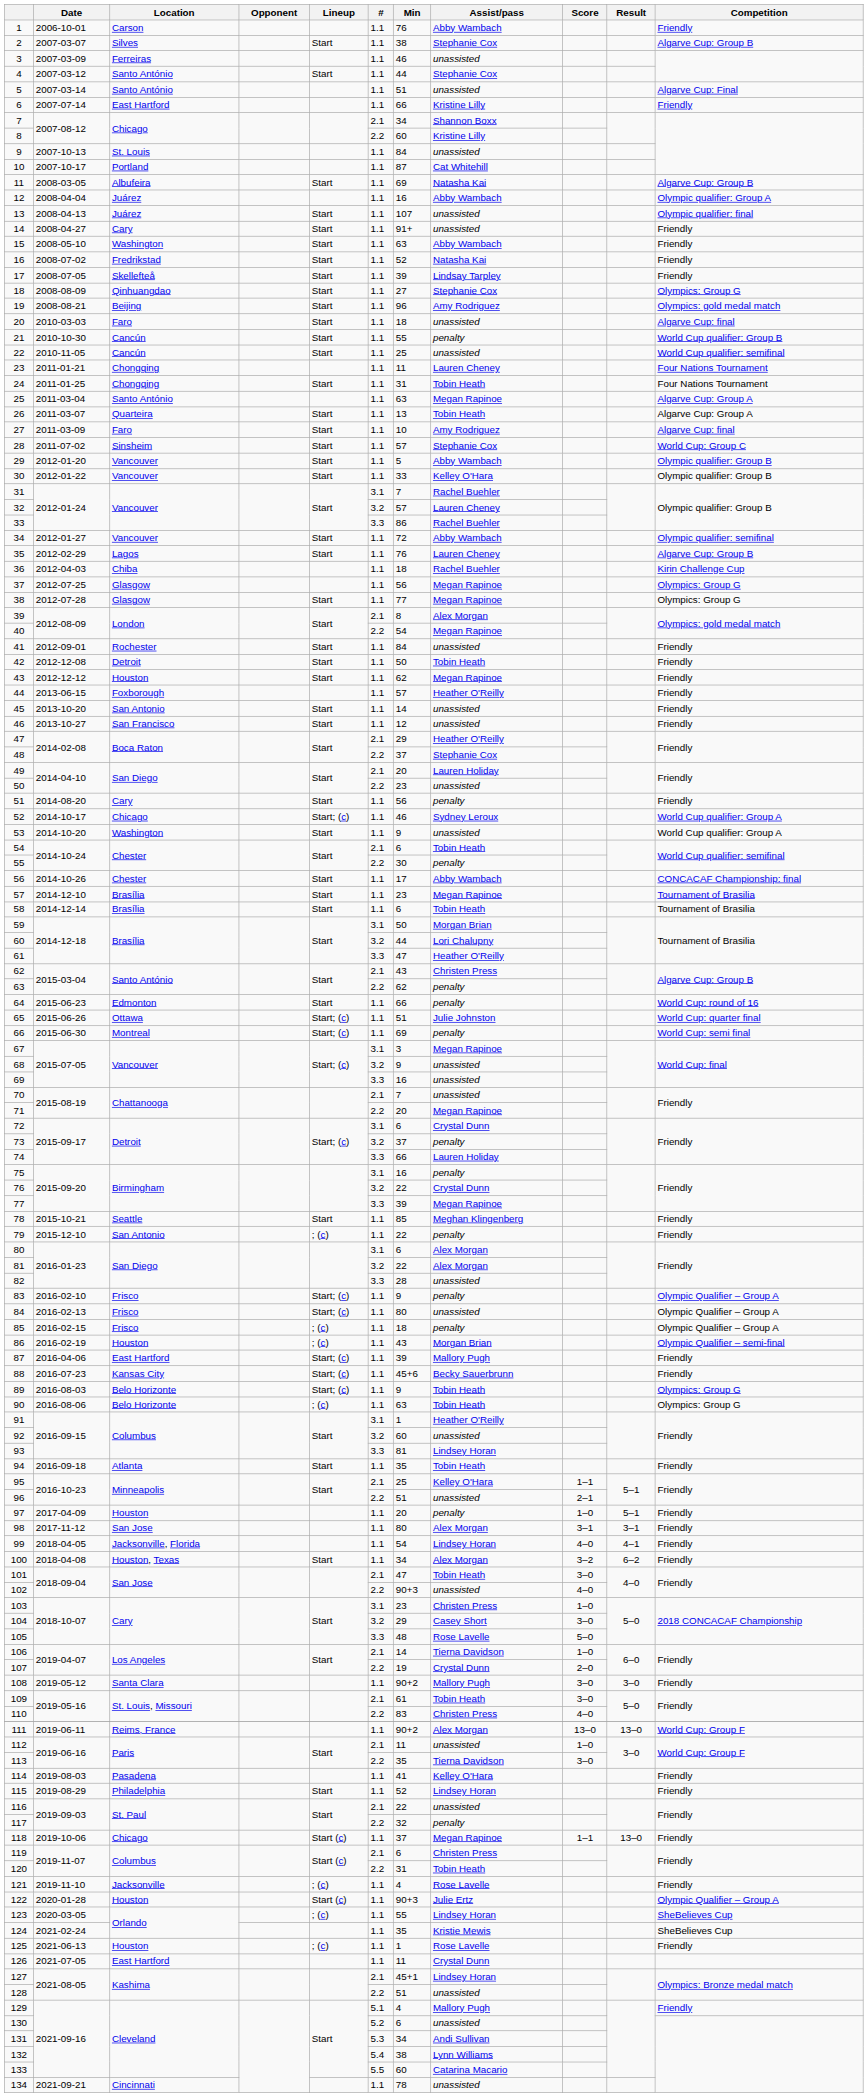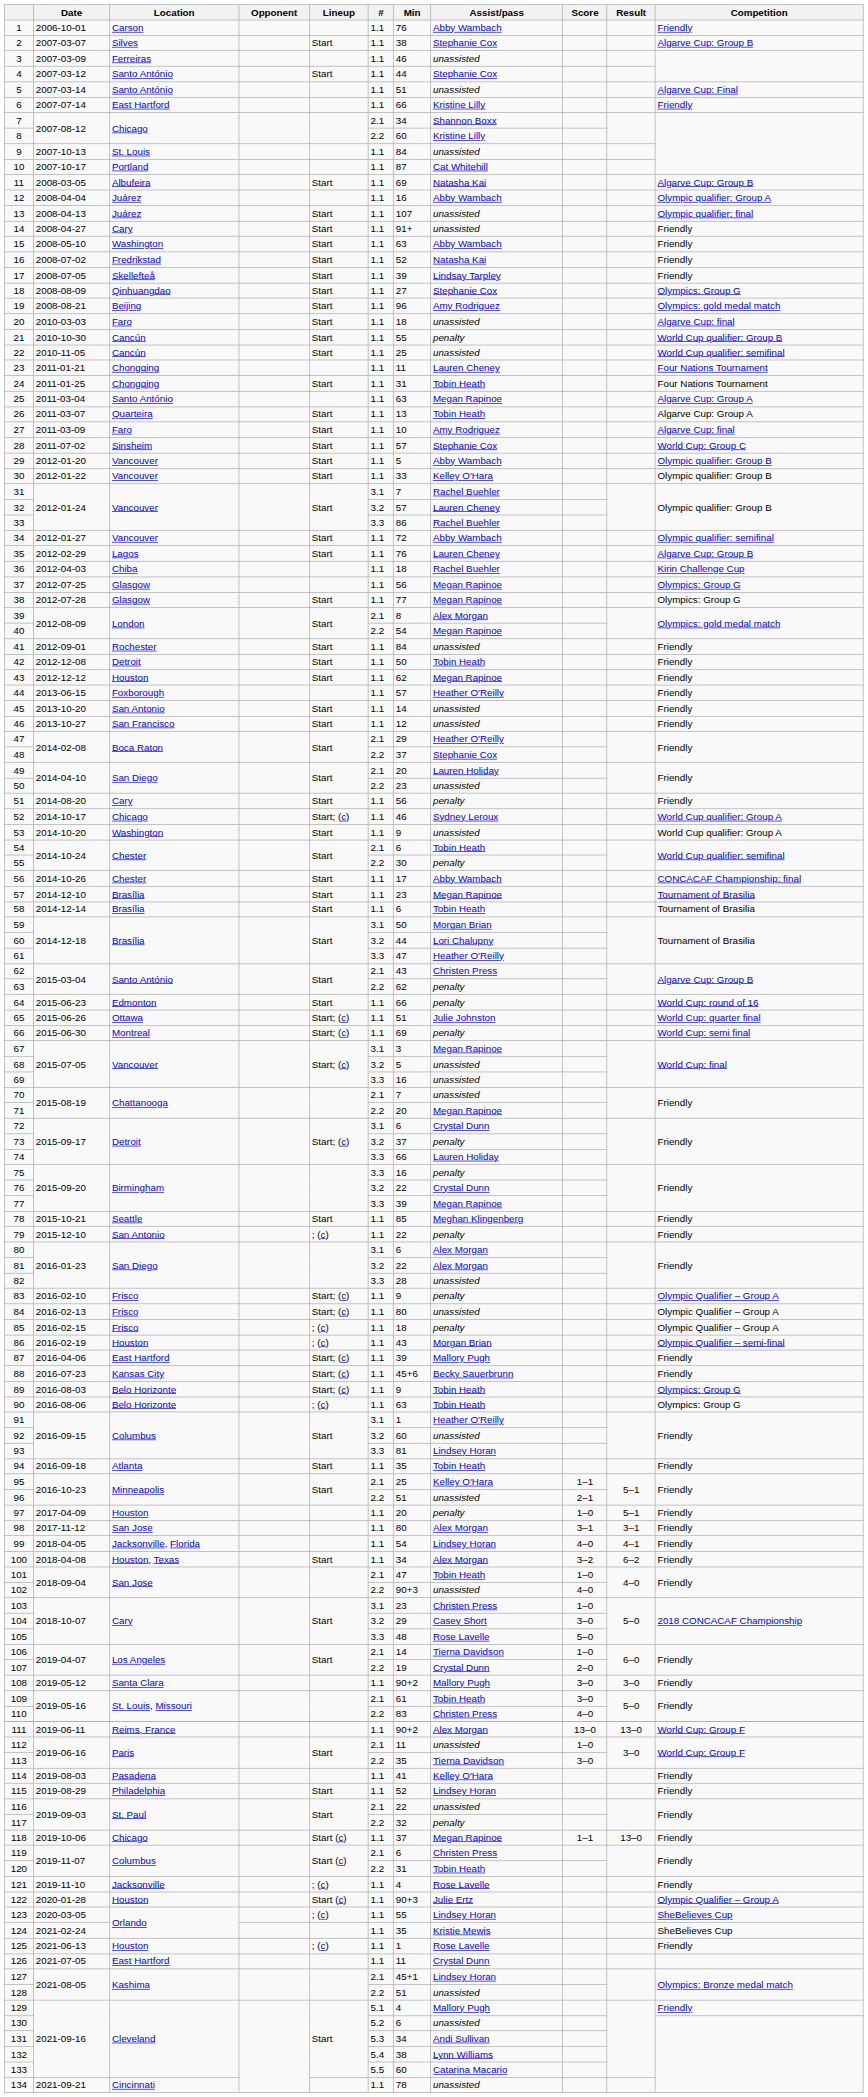(399, 1064) 9 -> (399, 1064) 5
(377, 1173) 3.1 -> (377, 1173) 3.3
(585, 1575) 3–0 -> (585, 1575) 1–0
